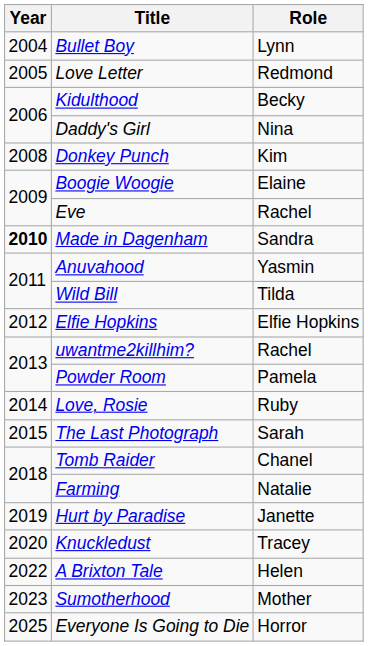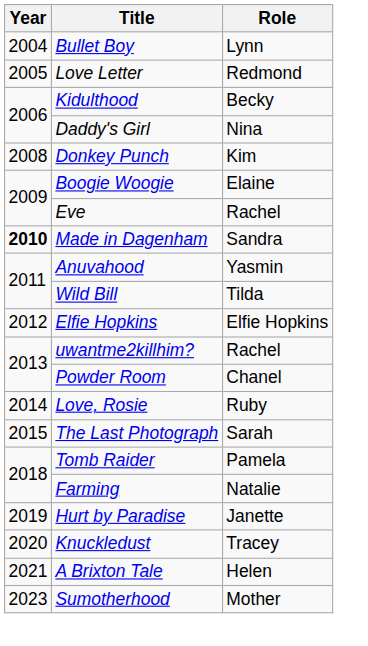(287, 377) Pamela -> (254, 377) Chanel
(285, 460) Chanel -> (256, 460) Pamela
(28, 571) 2022 -> (28, 571) 2021
- row: (152, 626)
